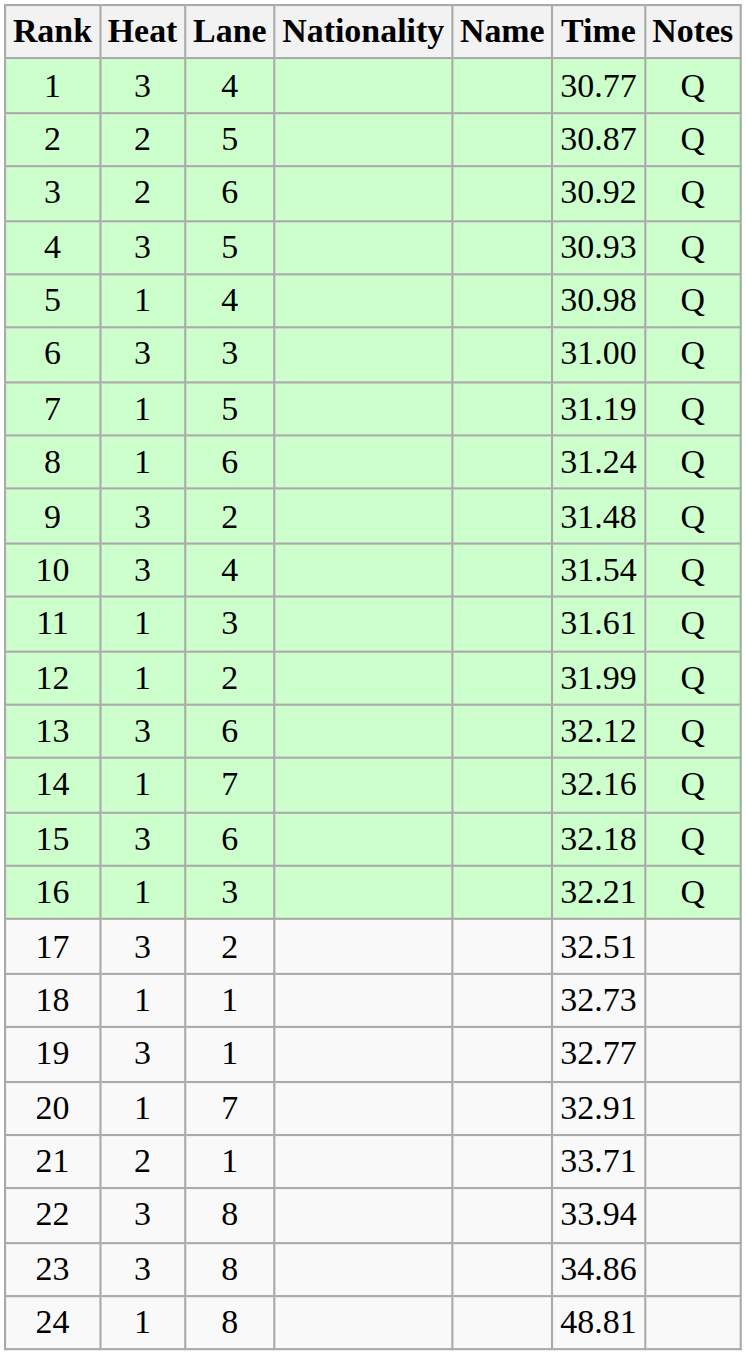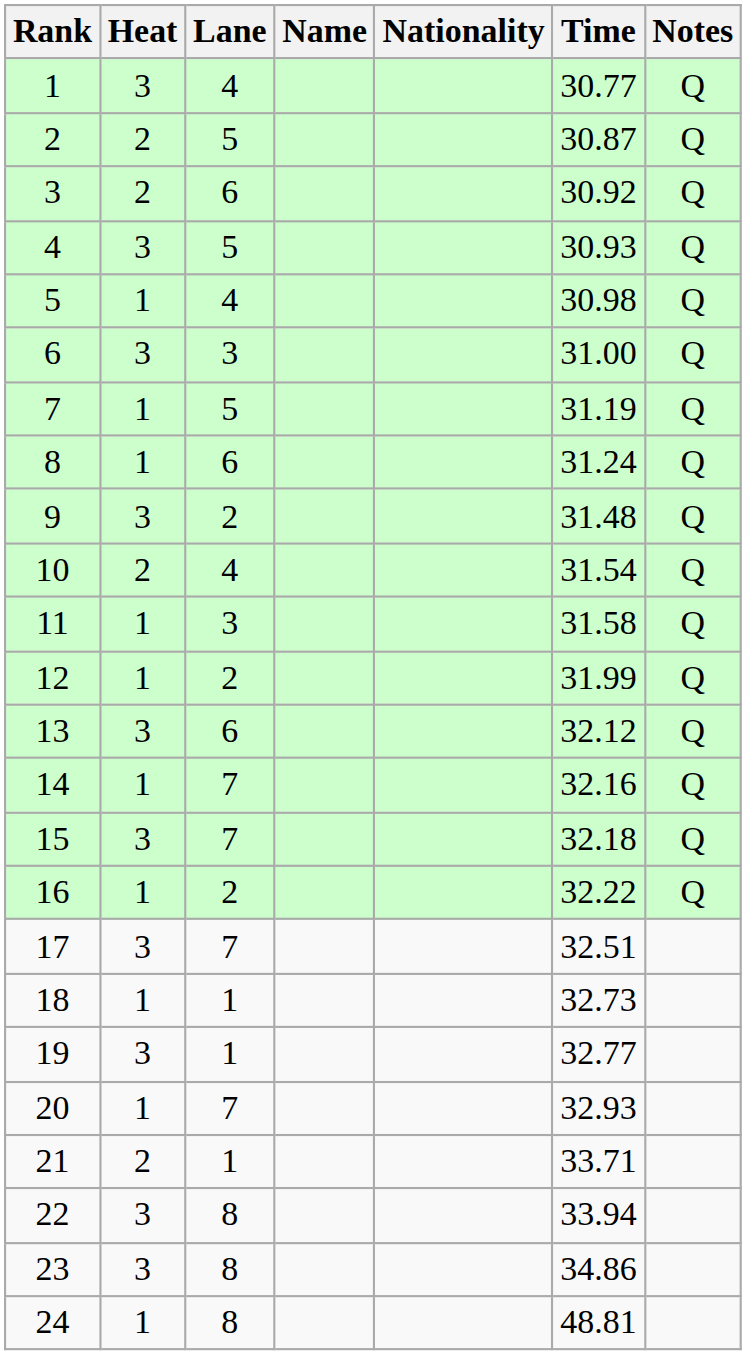columns swapped: (502, 31) <-> (363, 31)
(143, 569) 3 -> (143, 569) 2
(598, 623) 31.61 -> (598, 623) 31.58
(230, 838) 6 -> (230, 838) 7
(230, 892) 3 -> (230, 892) 2
(598, 892) 32.21 -> (598, 892) 32.22
(230, 945) 2 -> (230, 945) 7
(598, 1107) 32.91 -> (598, 1107) 32.93
